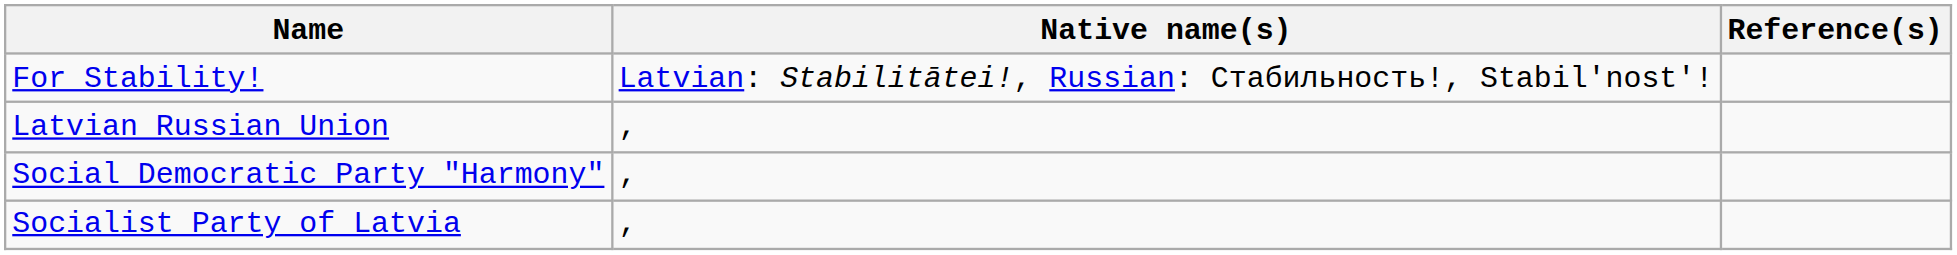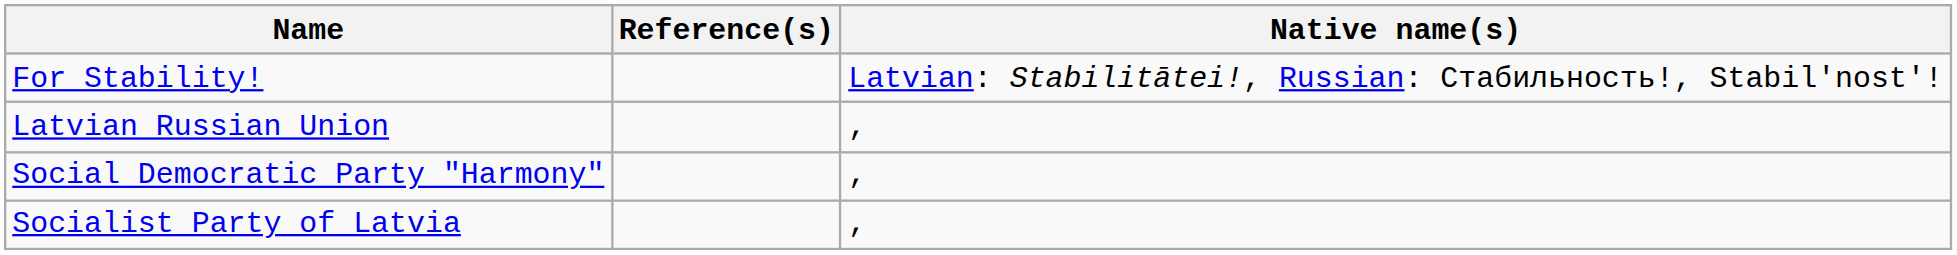columns swapped: (1166, 30) <-> (1835, 30)
